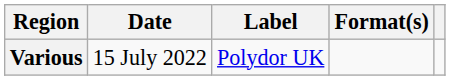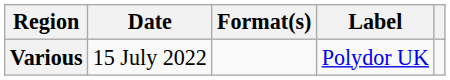columns swapped: (382, 22) <-> (271, 22)
